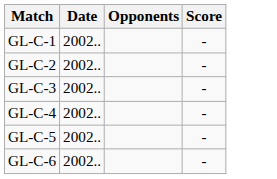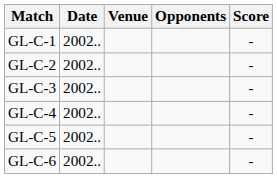+ column: (128, 16)
